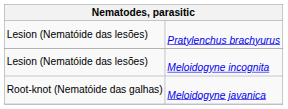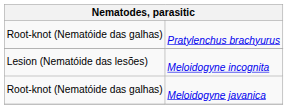(77, 34) Lesion (Nematóide das lesões) -> (85, 34) Root-knot (Nematóide das galhas)
